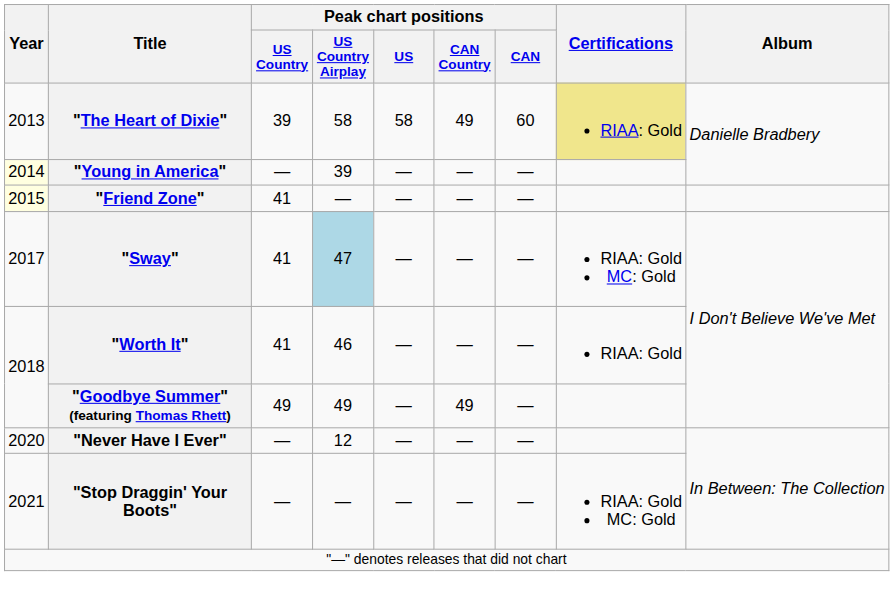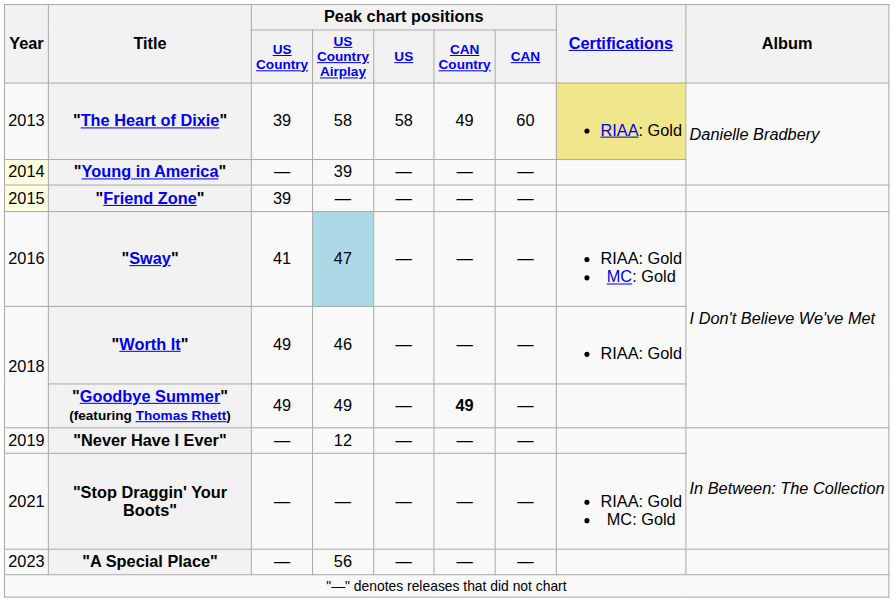(282, 198) 41 -> (282, 198) 39
(26, 258) 2017 -> (26, 258) 2016
(282, 345) 41 -> (282, 345) 49
(465, 405) normal -> (465, 405) bold
(26, 440) 2020 -> (26, 440) 2019
+ row: (150, 561)
